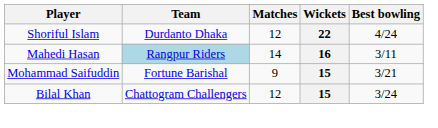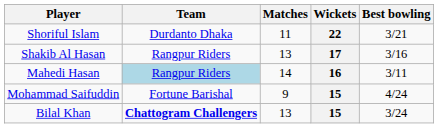(275, 34) 12 -> (285, 34) 11
(386, 34) 4/24 -> (396, 34) 3/21
+ row: (63, 53)
(386, 73) 3/21 -> (396, 93) 4/24
(186, 93) normal -> (191, 113) bold
(275, 93) 12 -> (285, 113) 13
